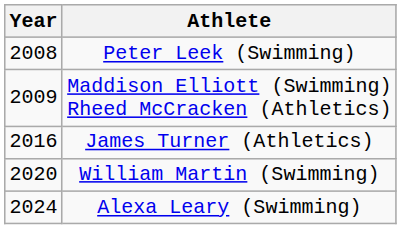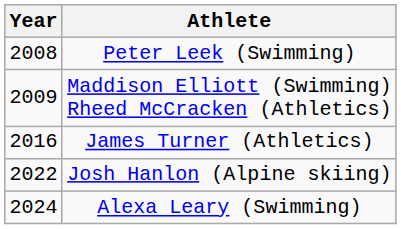- row: (229, 175)
+ row: (229, 175)
